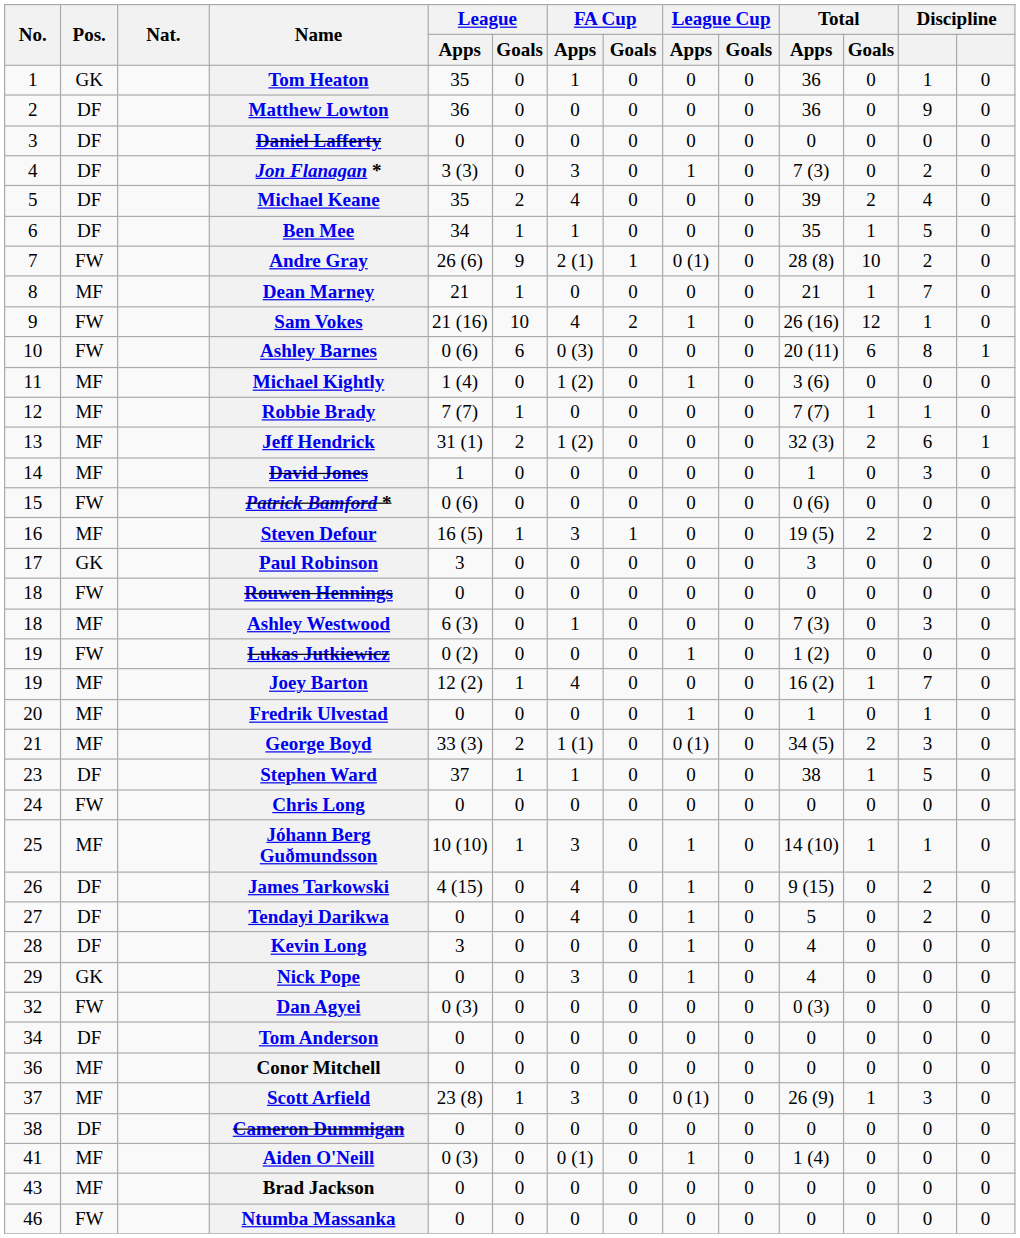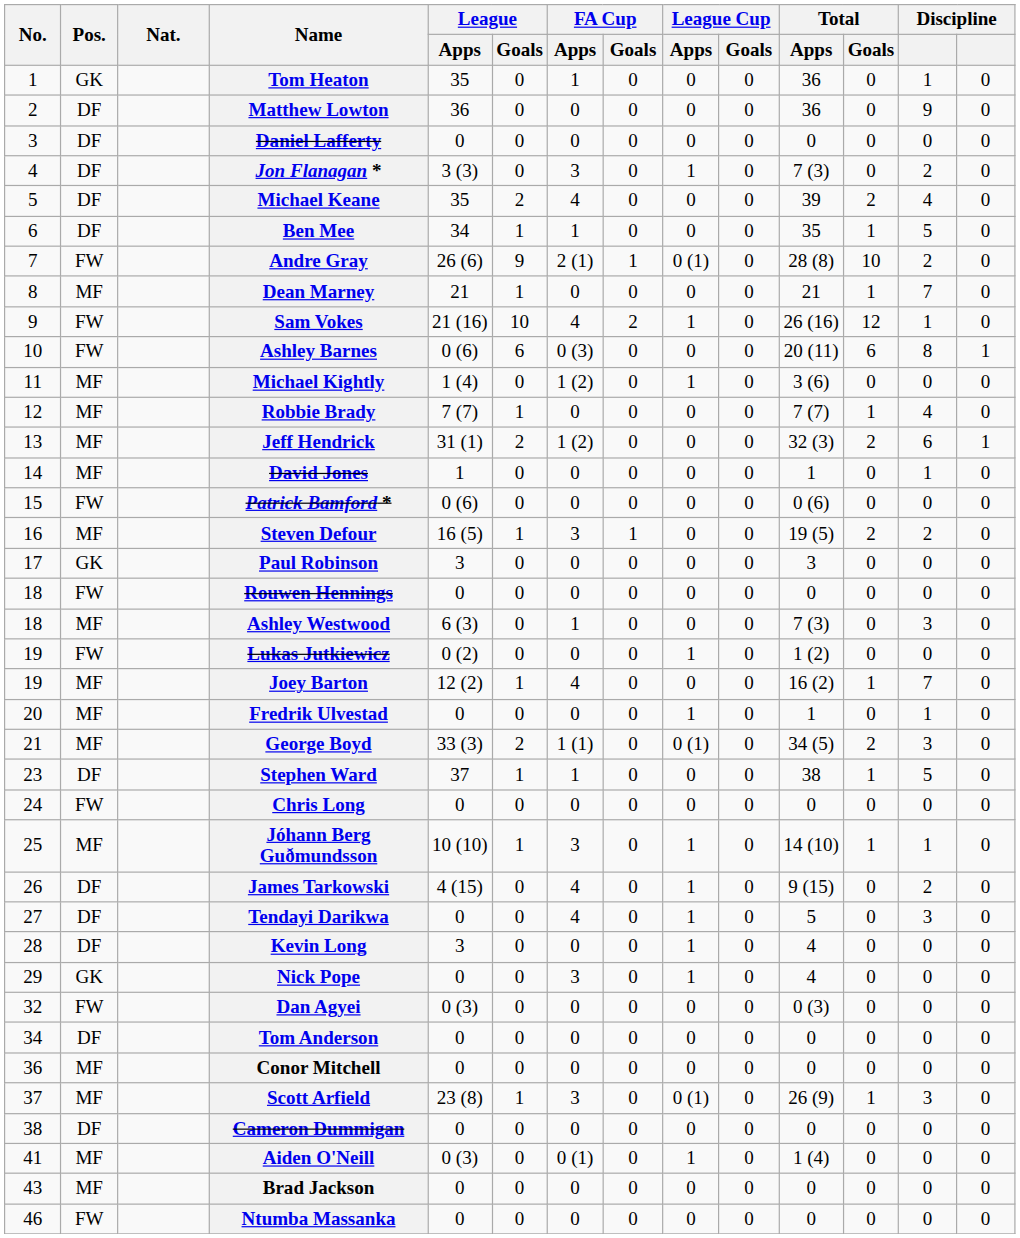(928, 412) 1 -> (928, 412) 4
(928, 472) 3 -> (928, 472) 1
(928, 916) 2 -> (928, 916) 3
